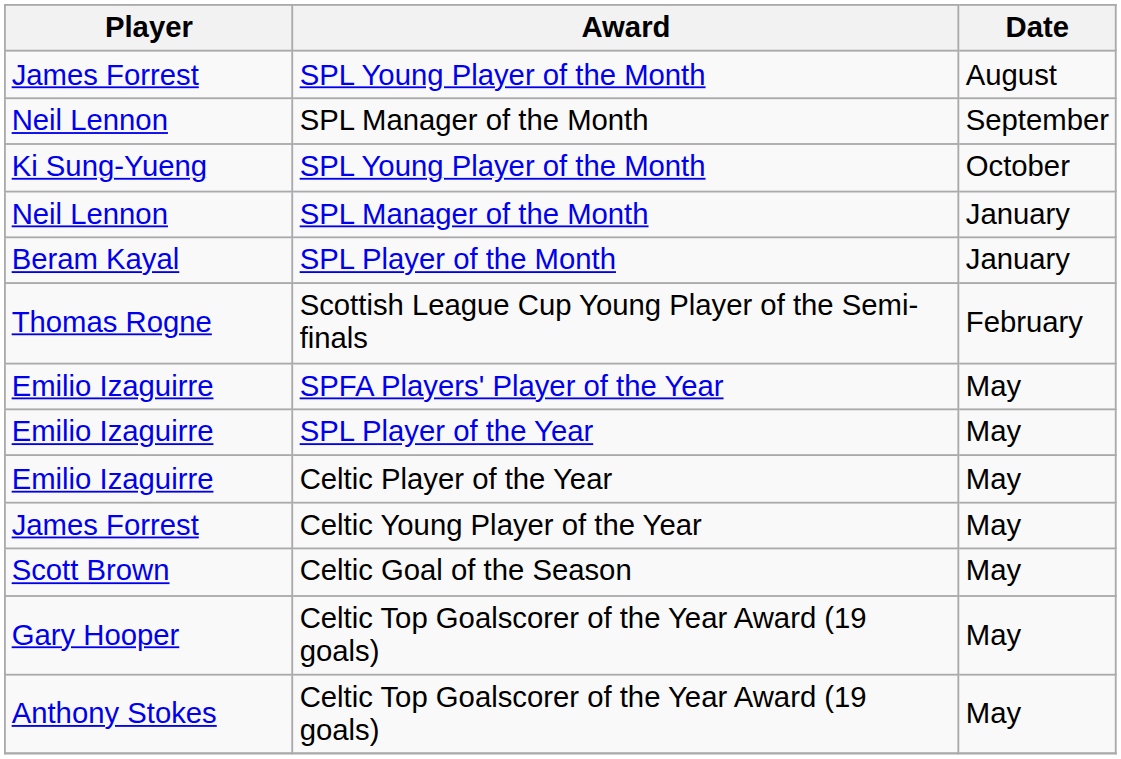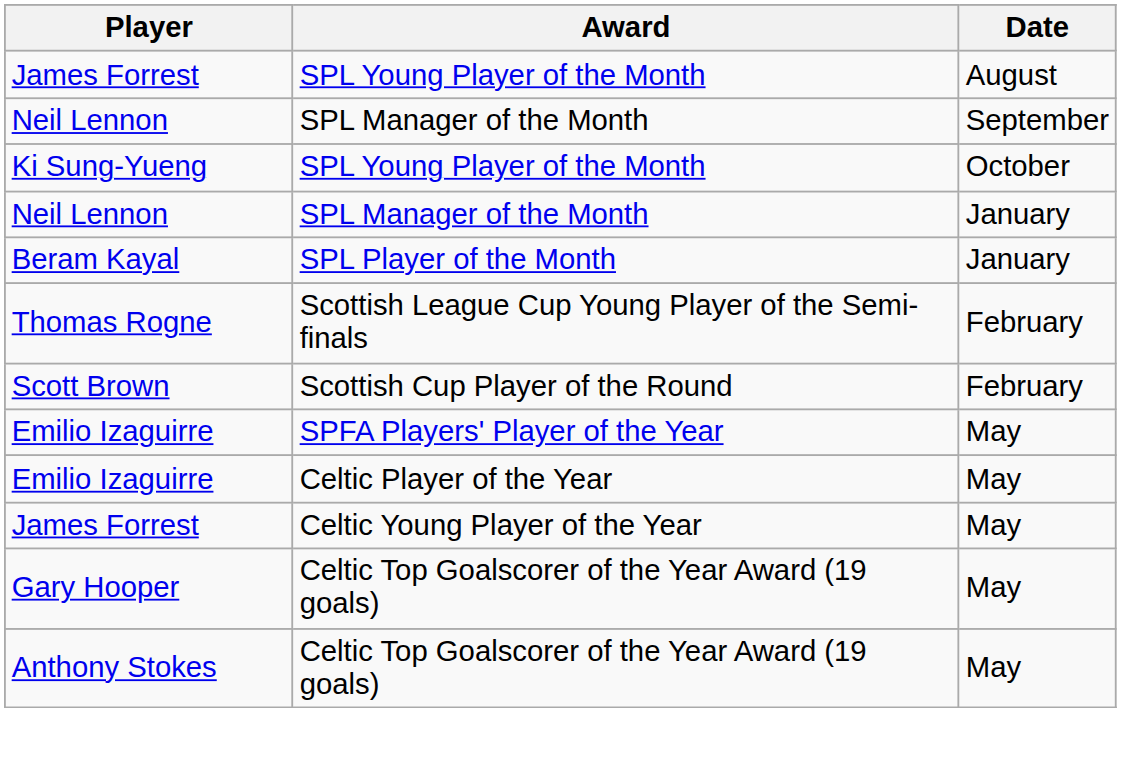+ row: (91, 385)
- row: (113, 432)
- row: (91, 571)
